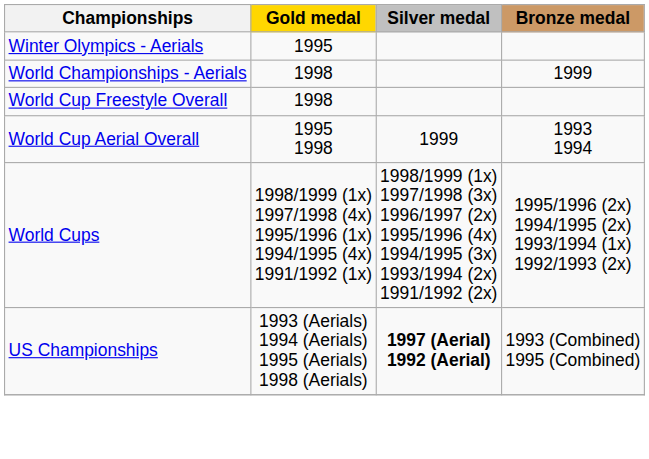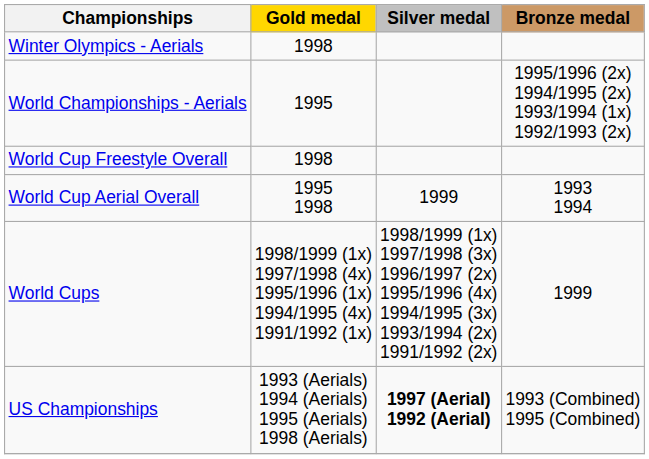(313, 45) 1995 -> (313, 45) 1998
(313, 73) 1998 -> (313, 103) 1995
(573, 73) 1999 -> (573, 103) 1995/1996 (2x) 1994/1995 (2x) 1993/1994 (1x) 1992/1993 (2x)
(573, 235) 1995/1996 (2x) 1994/1995 (2x) 1993/1994 (1x) 1992/1993 (2x) -> (573, 293) 1999
